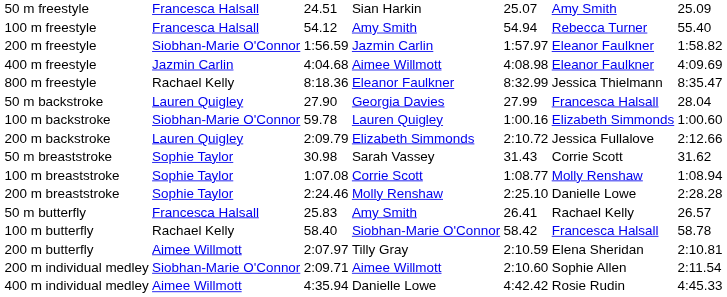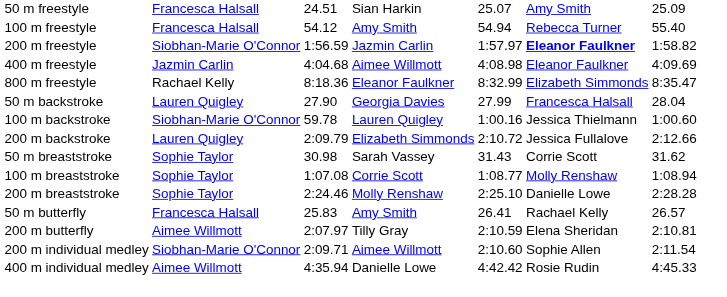(603, 46) normal -> (580, 46) bold
(607, 83) Jessica Thielmann -> (587, 83) Elizabeth Simmonds
(613, 120) Elizabeth Simmonds -> (581, 120) Jessica Thielmann
- row: (49, 230)
